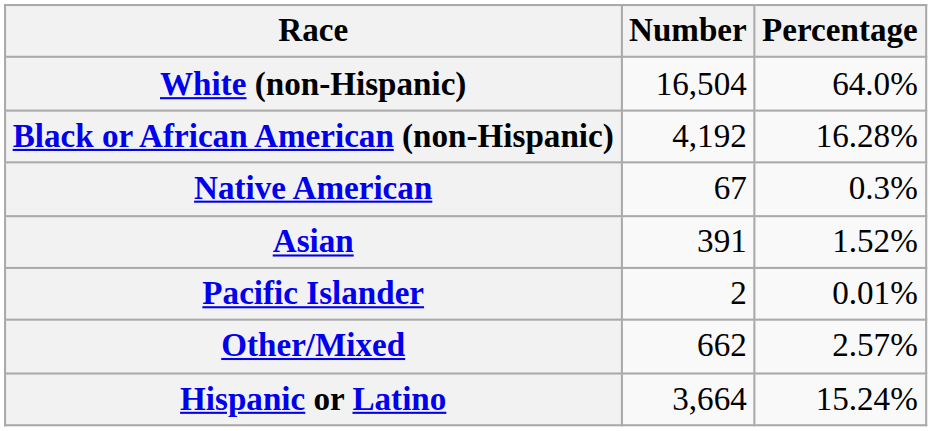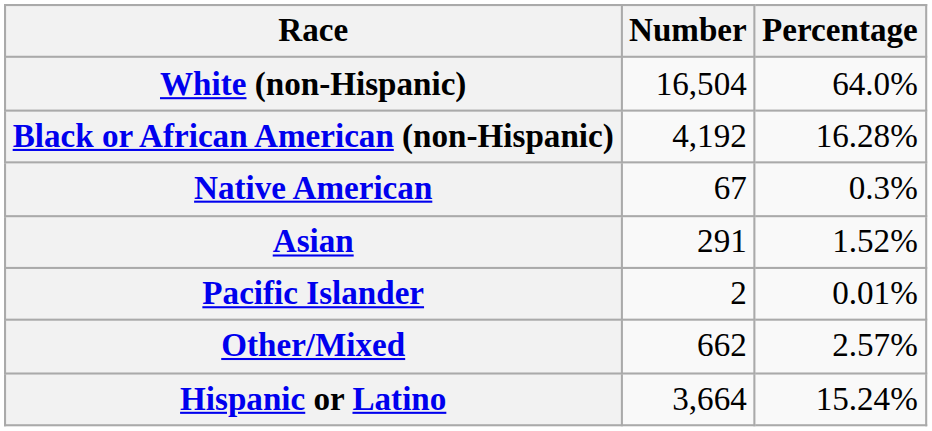(722, 240) 391 -> (722, 240) 291
